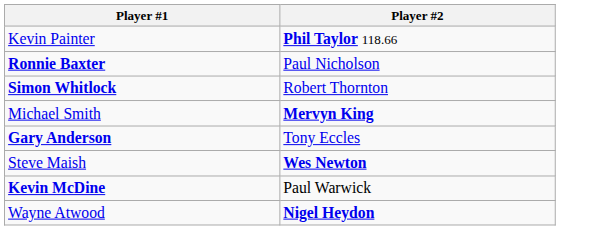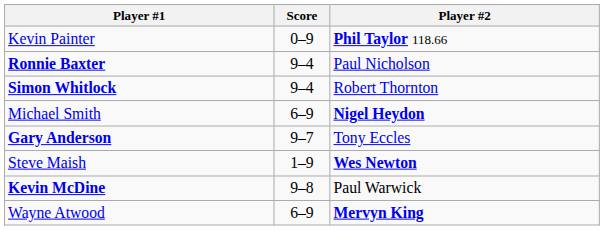+ column: (302, 15)
(328, 113) Mervyn King -> (379, 113) Nigel Heydon
(329, 212) Nigel Heydon -> (379, 212) Mervyn King
